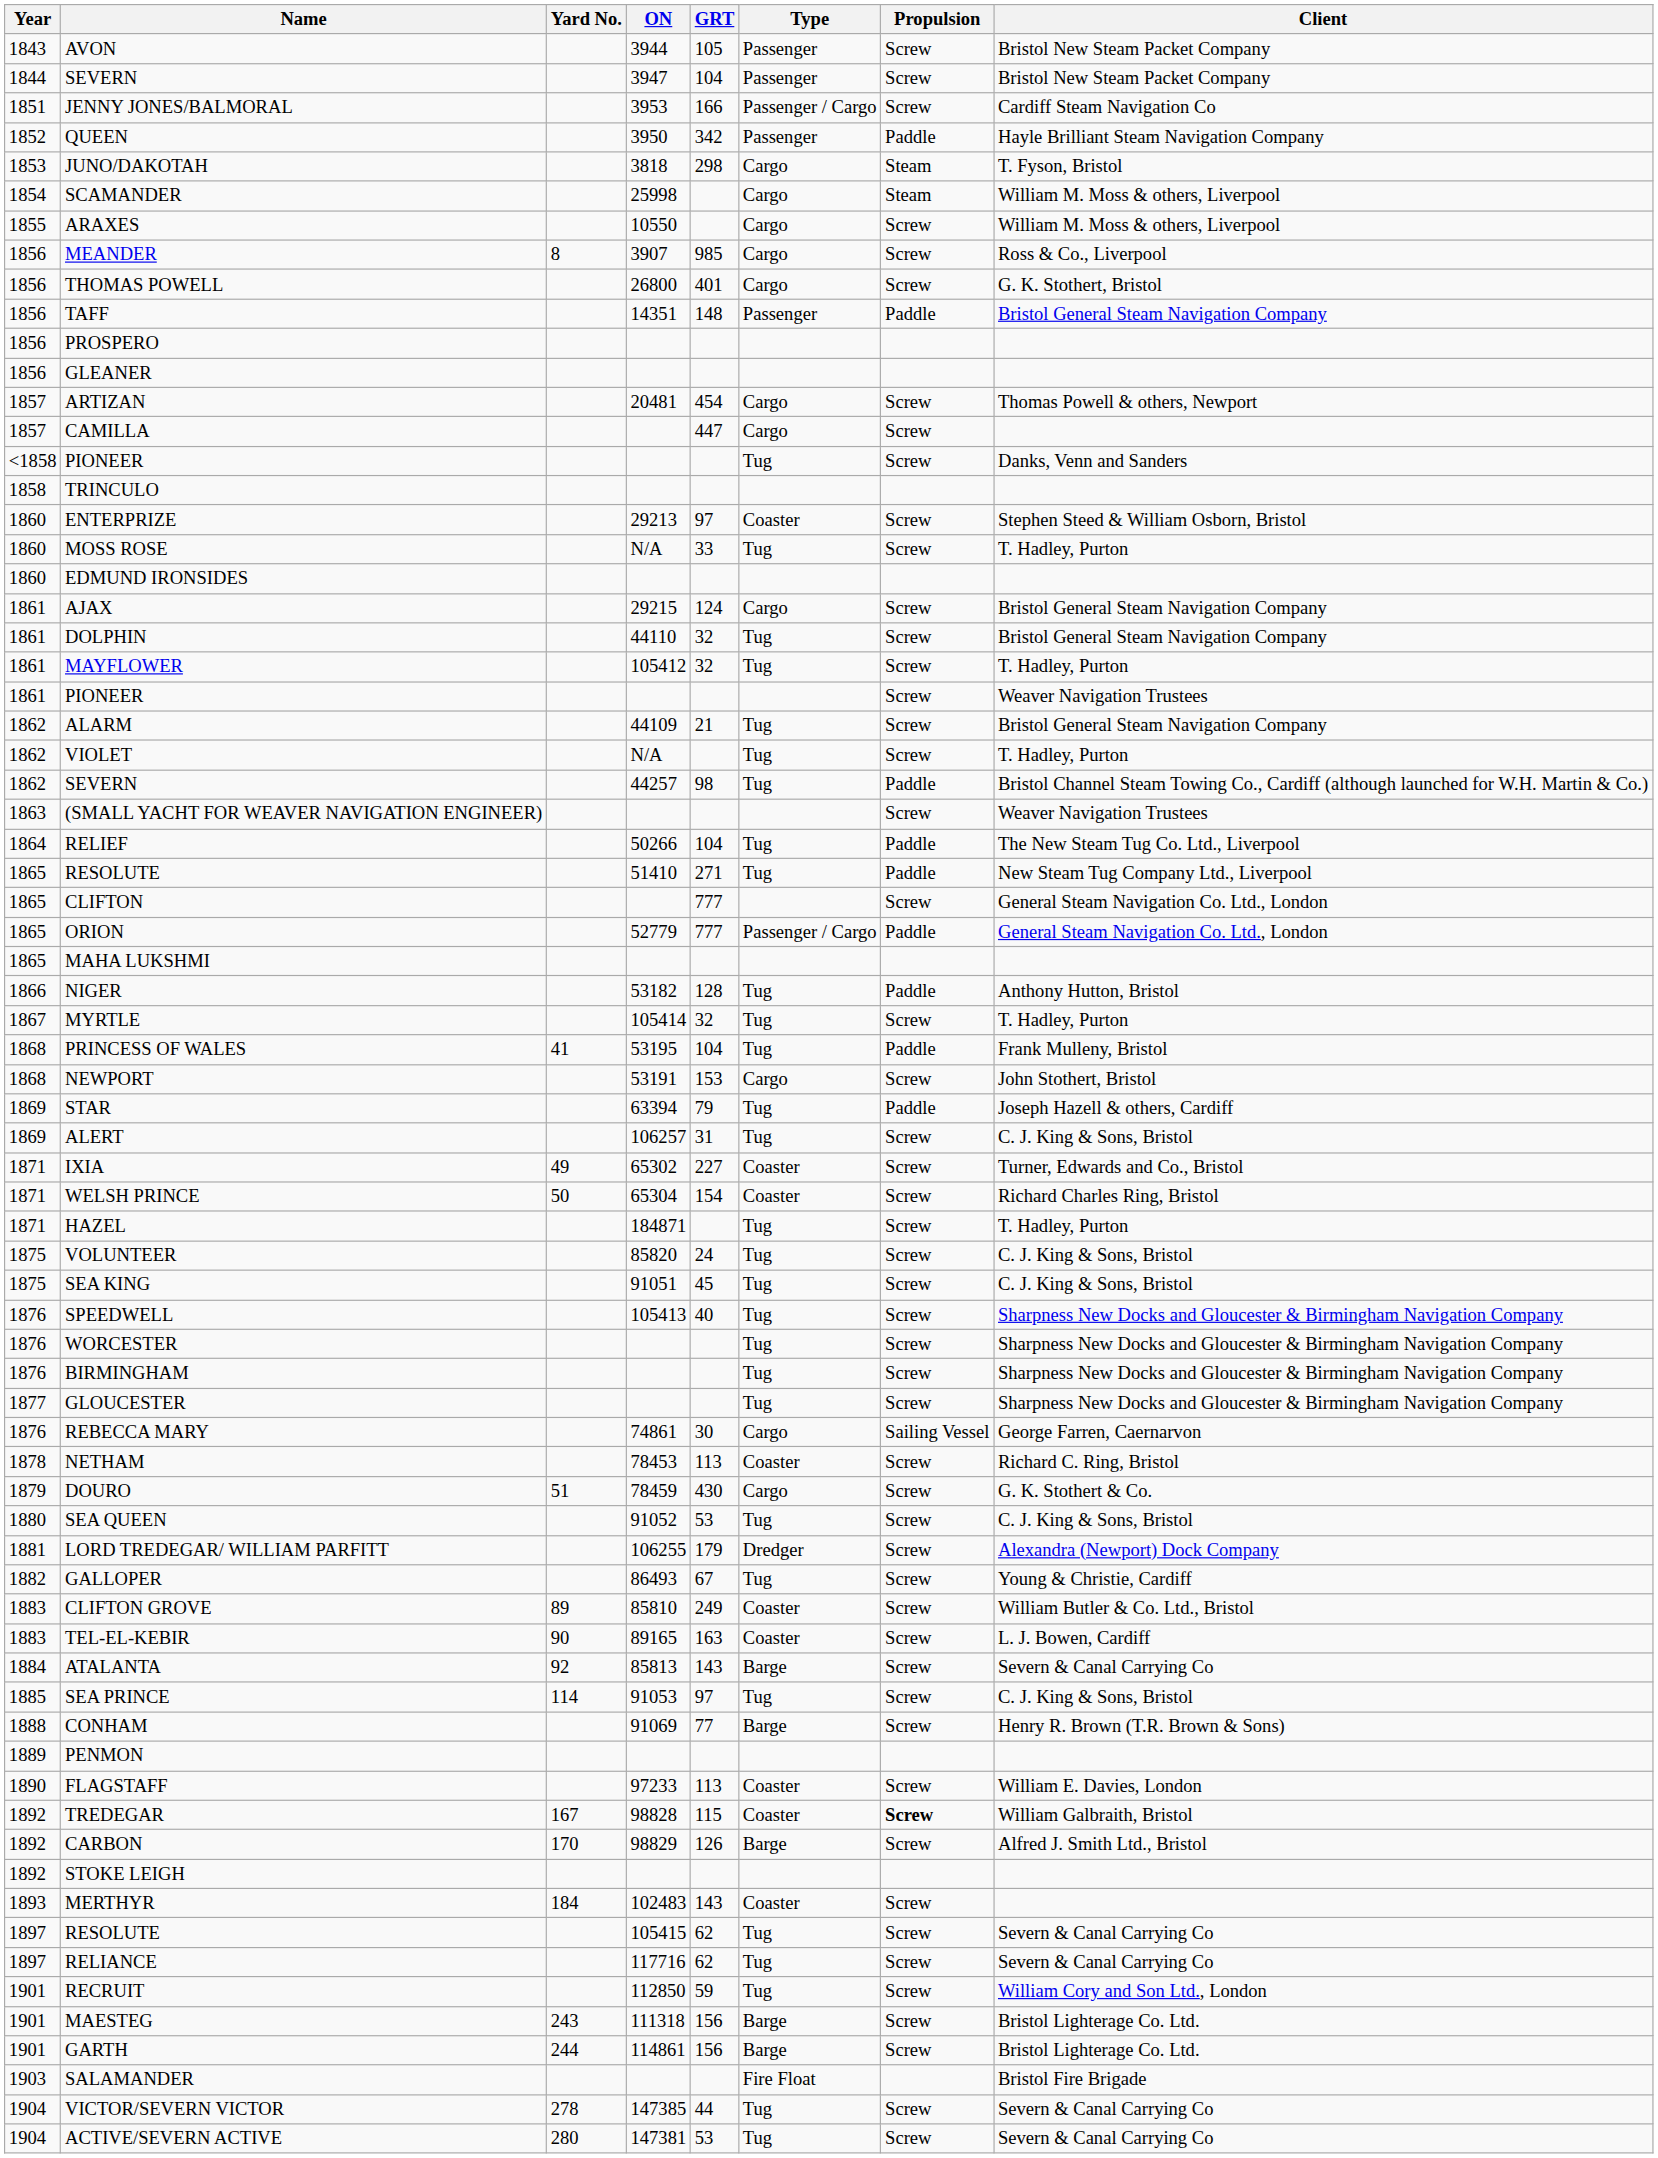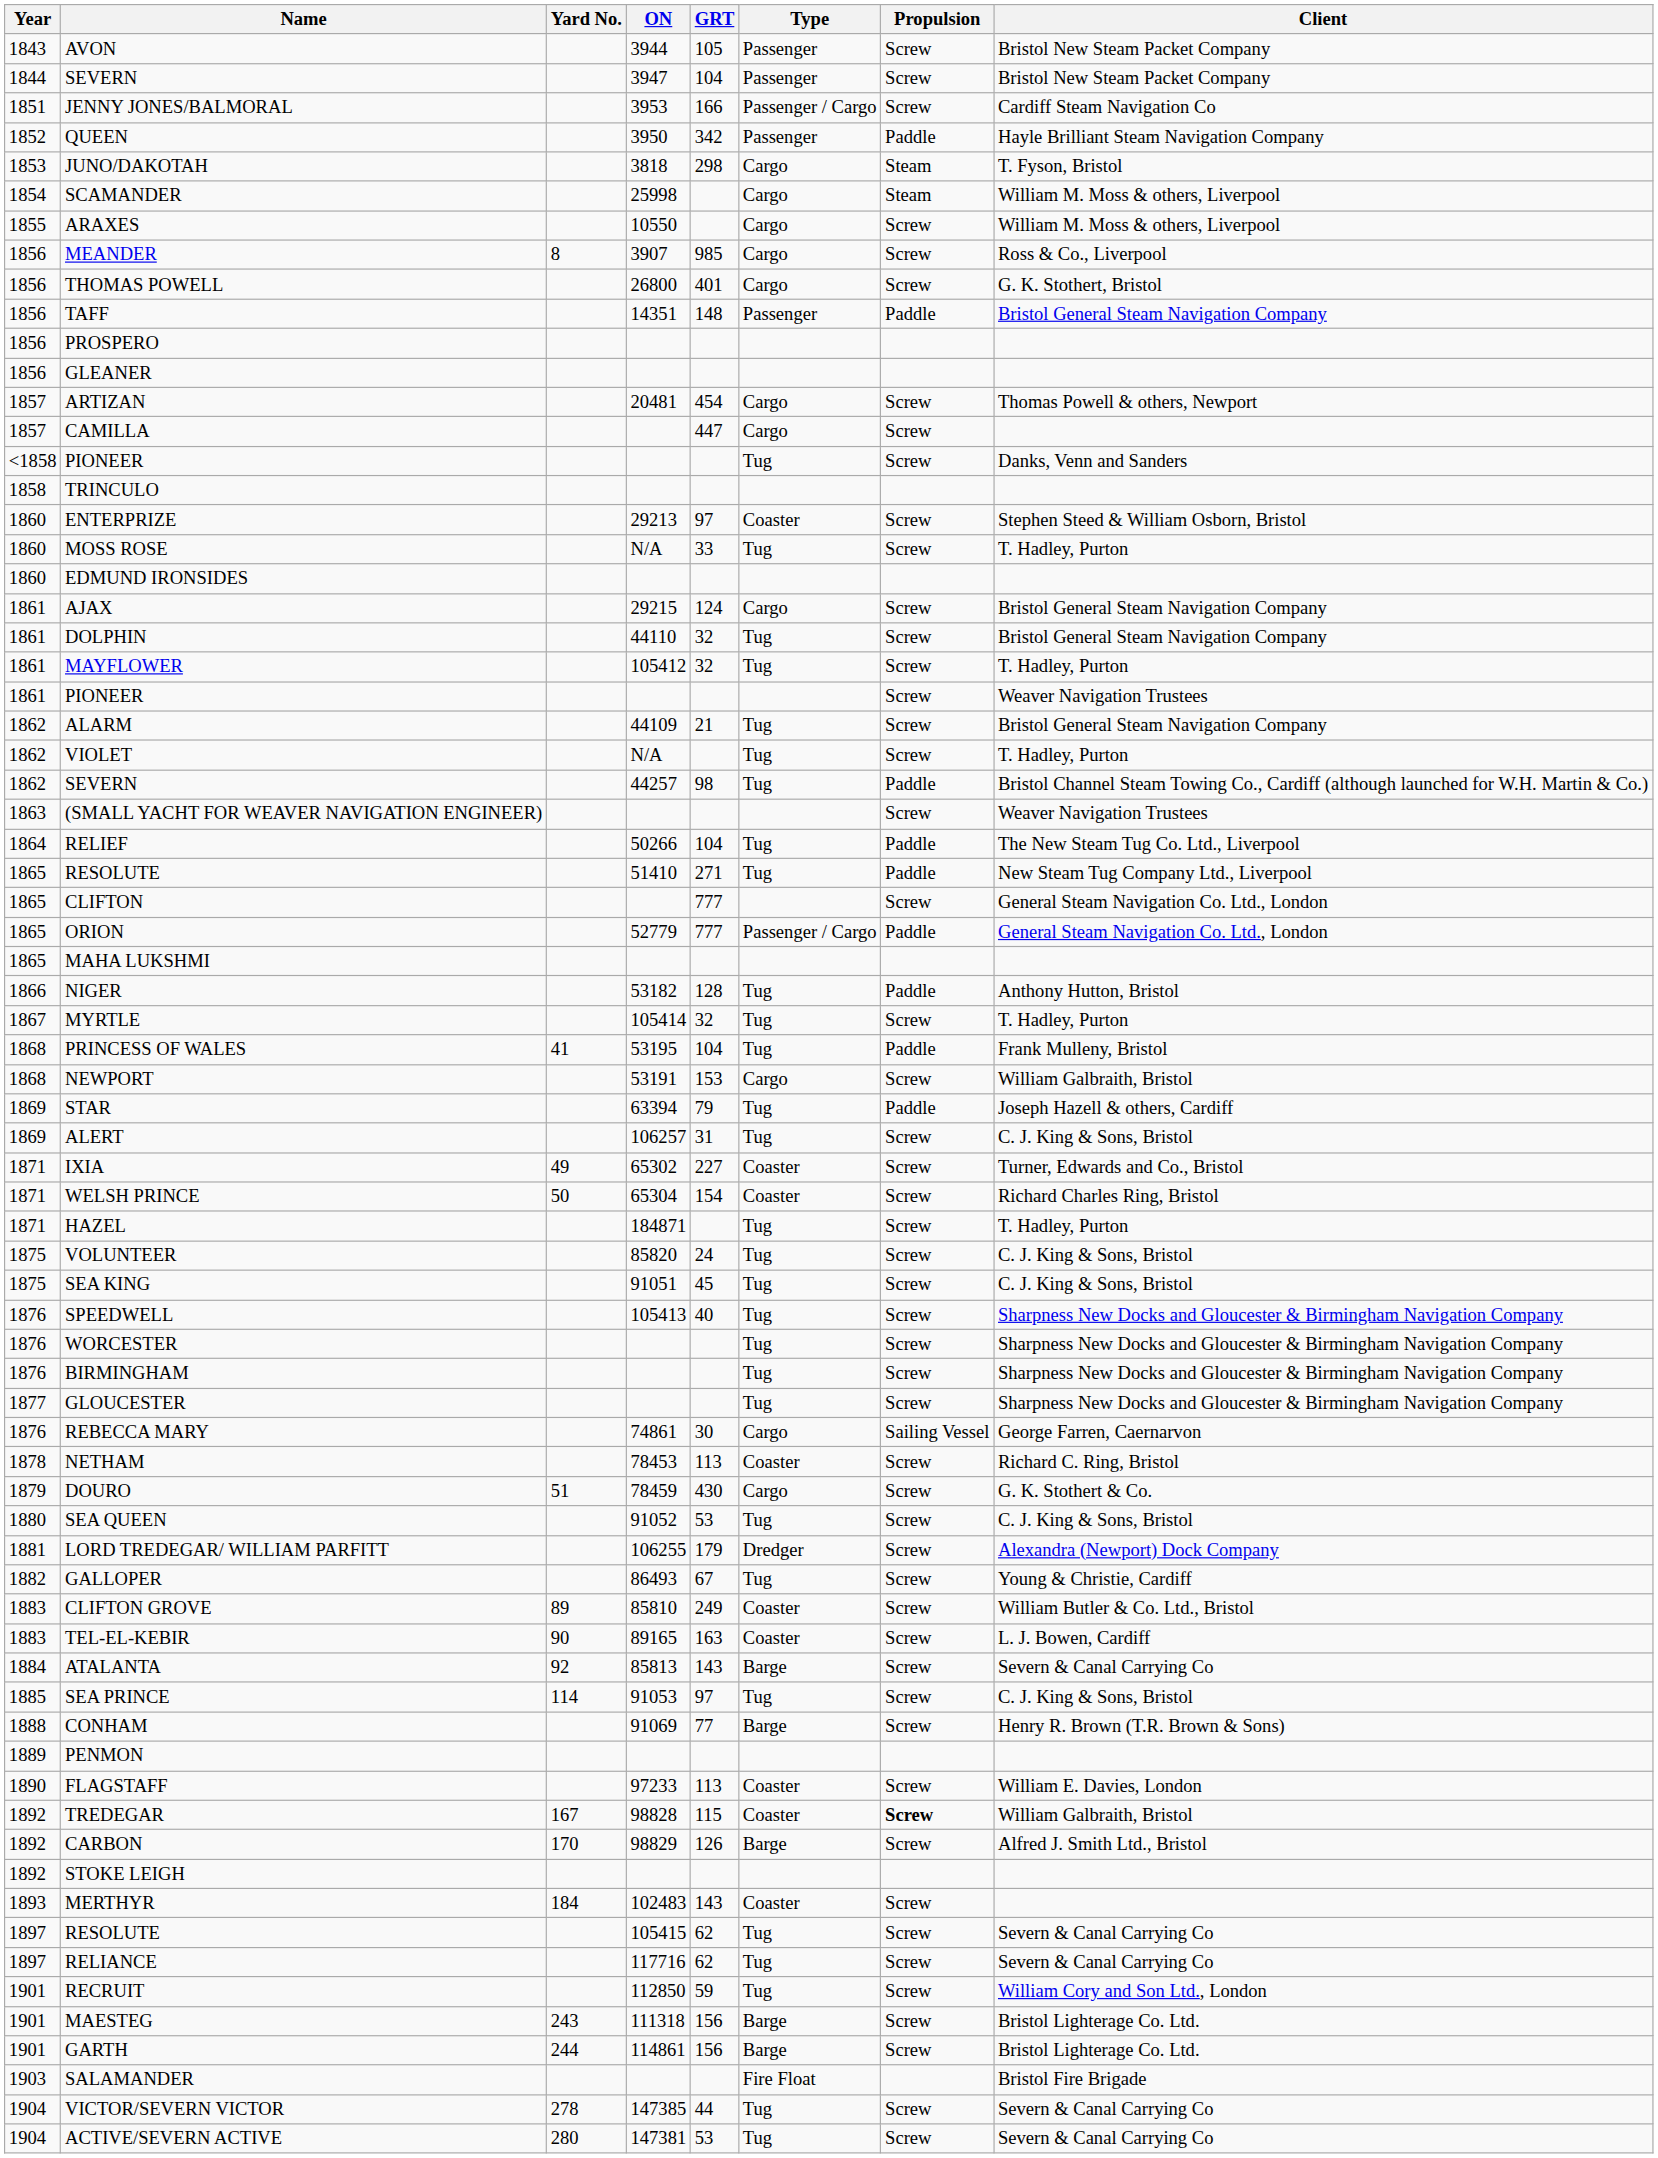(1077, 1078) John Stothert, Bristol -> (1095, 1078) William Galbraith, Bristol
